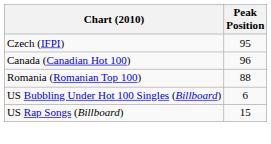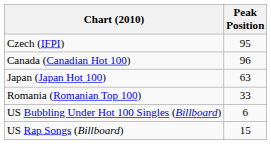+ row: (56, 78)
(245, 78) 88 -> (245, 95) 33
